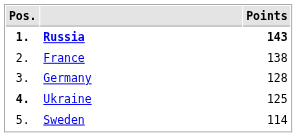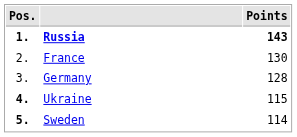(277, 58) 138 -> (277, 58) 130
(277, 99) 125 -> (277, 99) 115
(23, 120) normal -> (23, 120) bold
